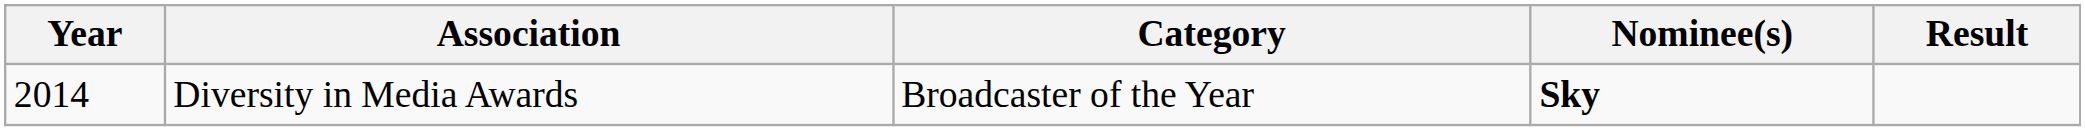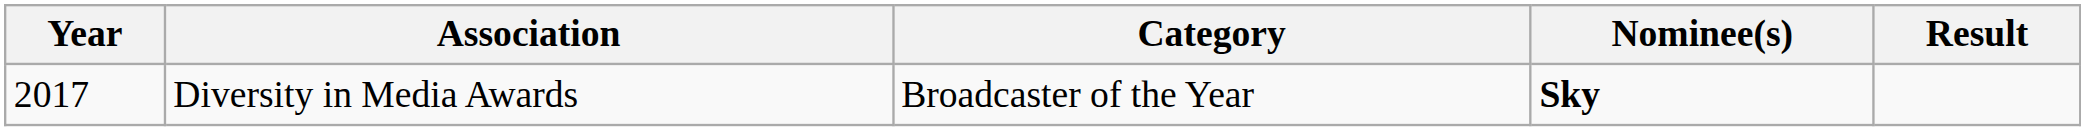(51, 93) 2014 -> (51, 93) 2017
